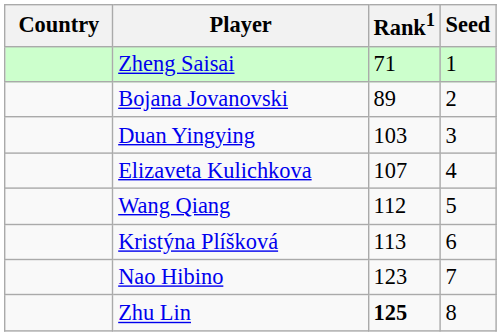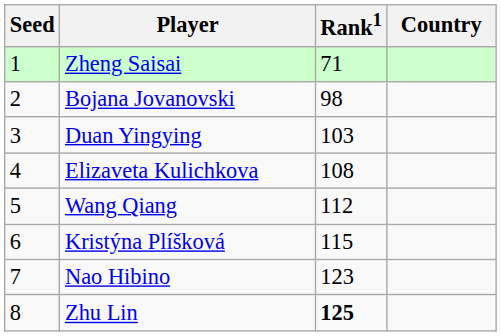columns swapped: (59, 25) <-> (468, 25)
(385, 99) 89 -> (332, 99) 98
(390, 170) 107 -> (337, 170) 108
(390, 241) 113 -> (337, 241) 115
